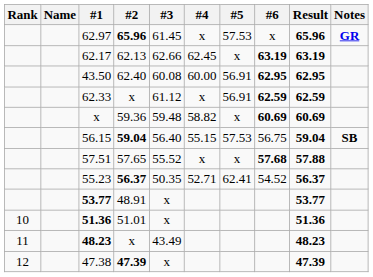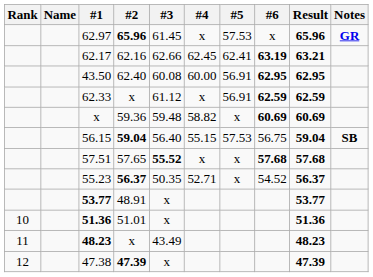(132, 55) 62.13 -> (132, 55) 62.16
(237, 55) x -> (237, 55) 62.41
(310, 55) 63.19 -> (310, 55) 63.21
(167, 158) normal -> (167, 158) bold
(310, 158) 57.88 -> (310, 158) 57.68
(237, 179) 62.41 -> (237, 179) x
